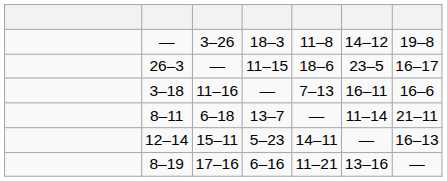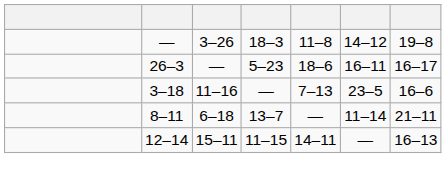(267, 66) 11–15 -> (266, 66) 5–23
(366, 66) 23–5 -> (365, 66) 16–11
(366, 91) 16–11 -> (365, 91) 23–5
(267, 140) 5–23 -> (266, 140) 11–15
- row: (167, 165)
